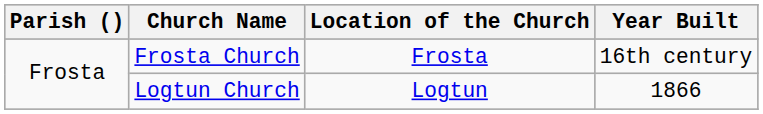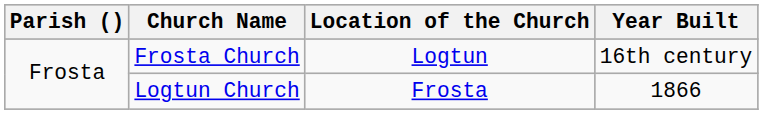(450, 57) Frosta -> (450, 57) Logtun
(450, 91) Logtun -> (450, 91) Frosta
